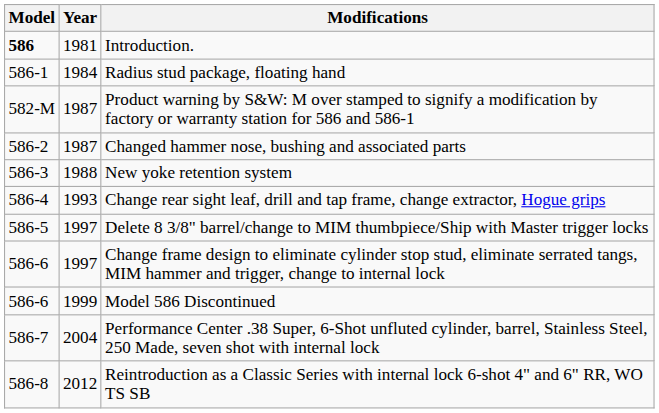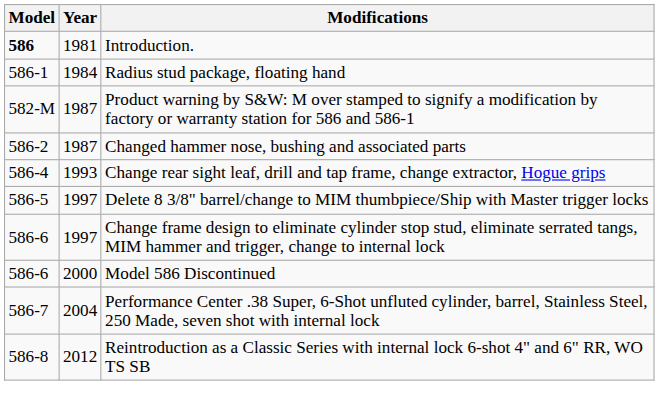- row: (199, 173)
(80, 300) 1999 -> (80, 273) 2000
